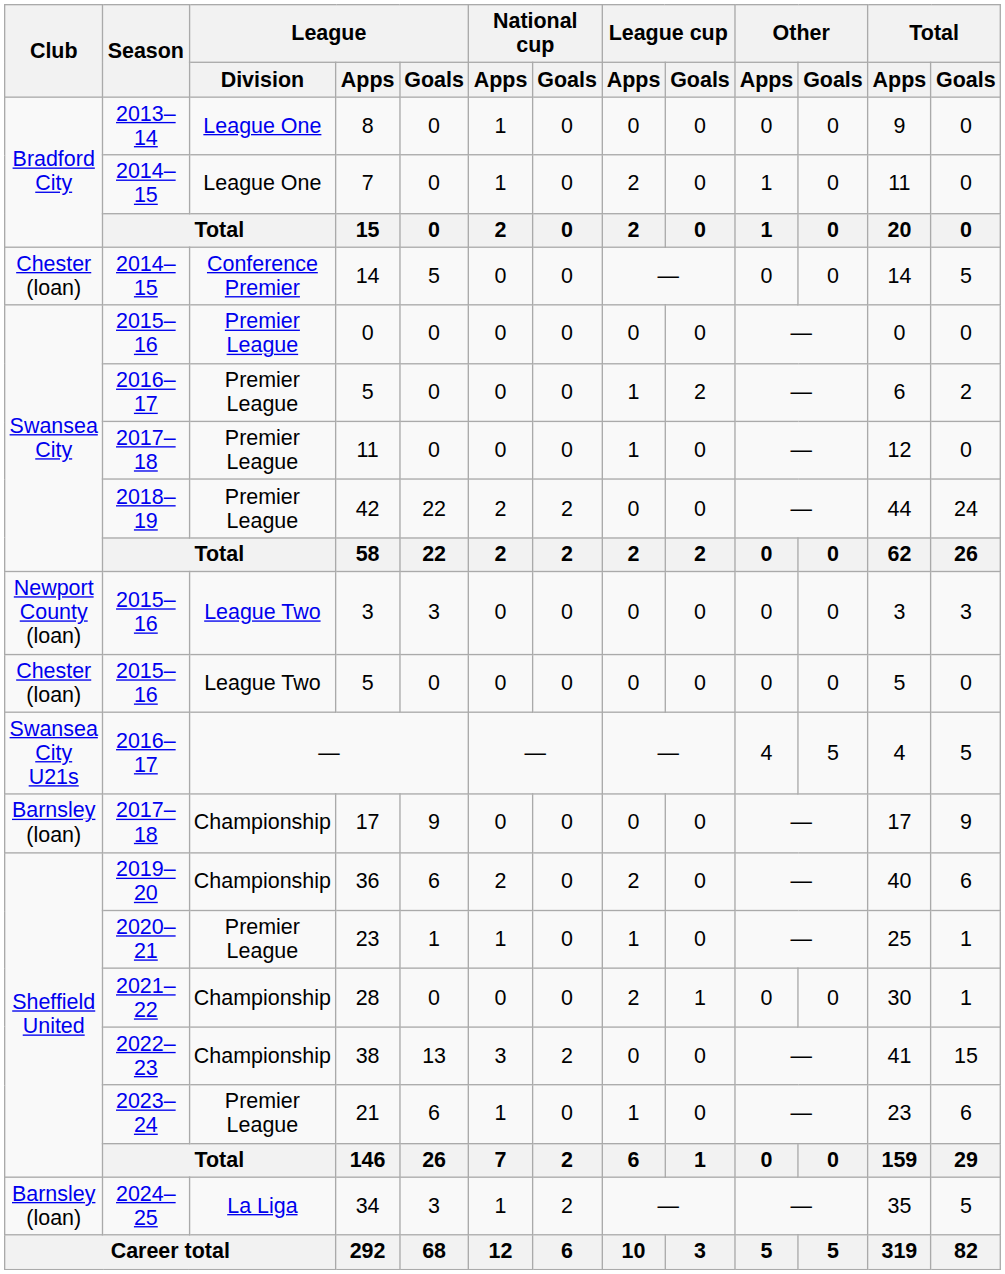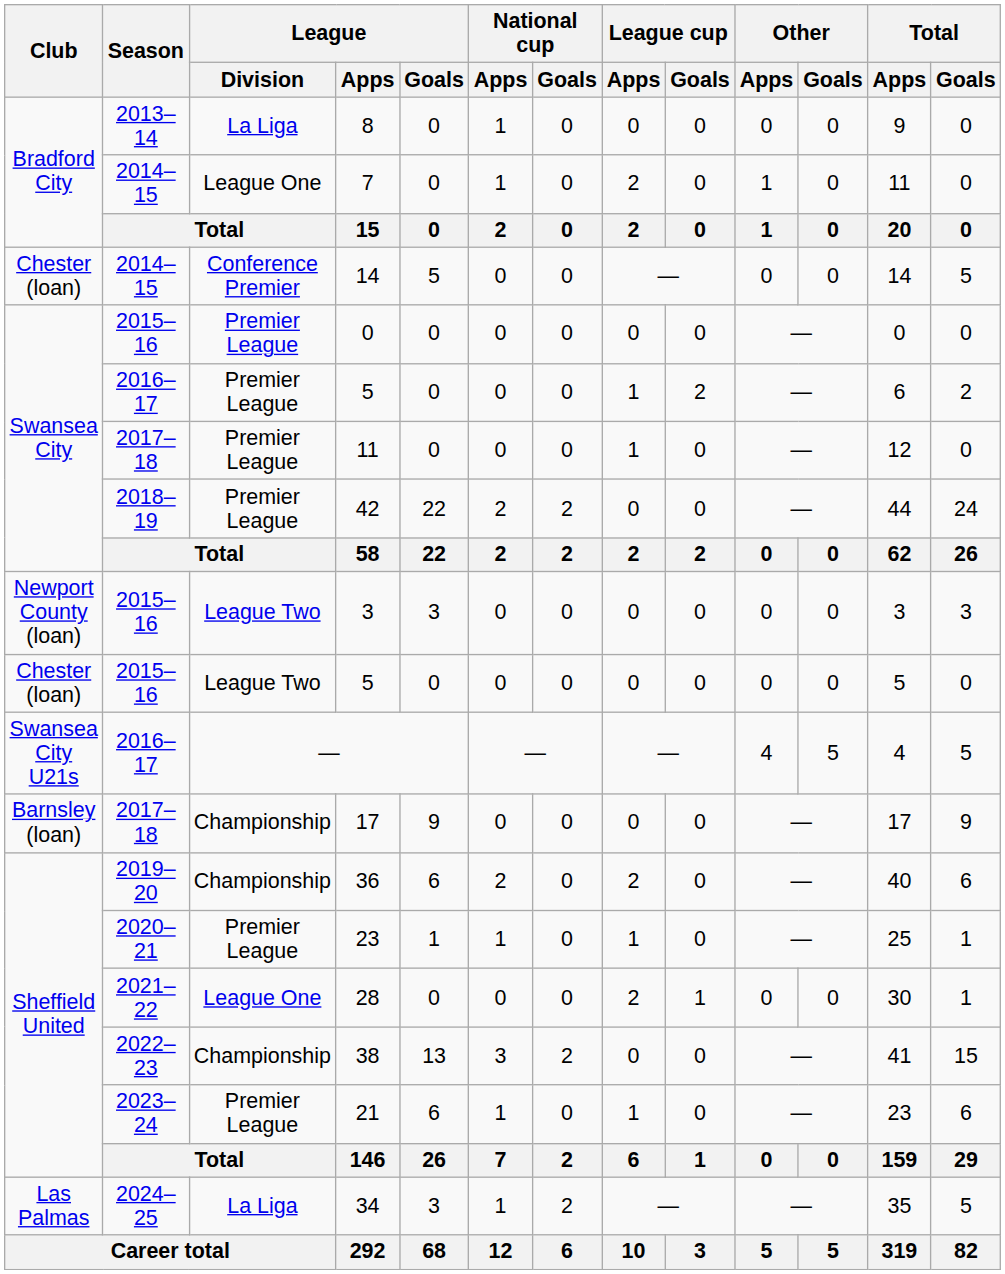(262, 125) League One -> (262, 125) La Liga
(262, 997) Championship -> (262, 997) League One
(54, 1205) Barnsley (loan) -> (54, 1205) Las Palmas
